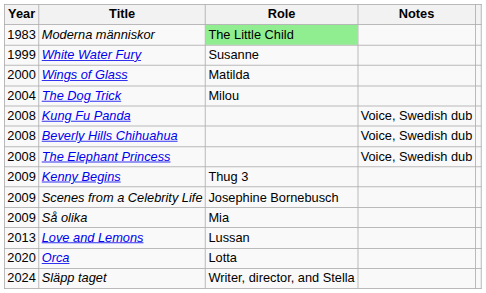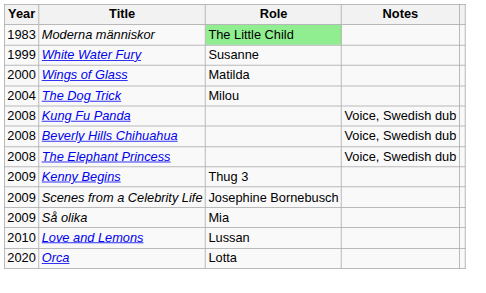(22, 237) 2013 -> (22, 237) 2010
- row: (74, 278)
